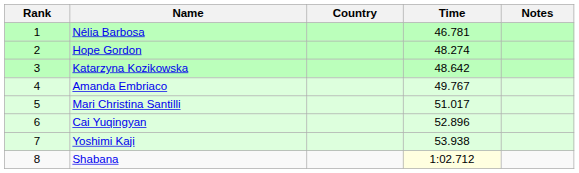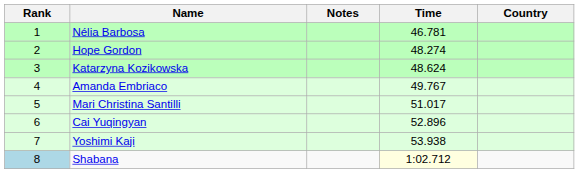columns swapped: (355, 13) <-> (537, 13)
(452, 68) 48.642 -> (428, 68) 48.624
(37, 159) no background -> (37, 159) lightblue background
